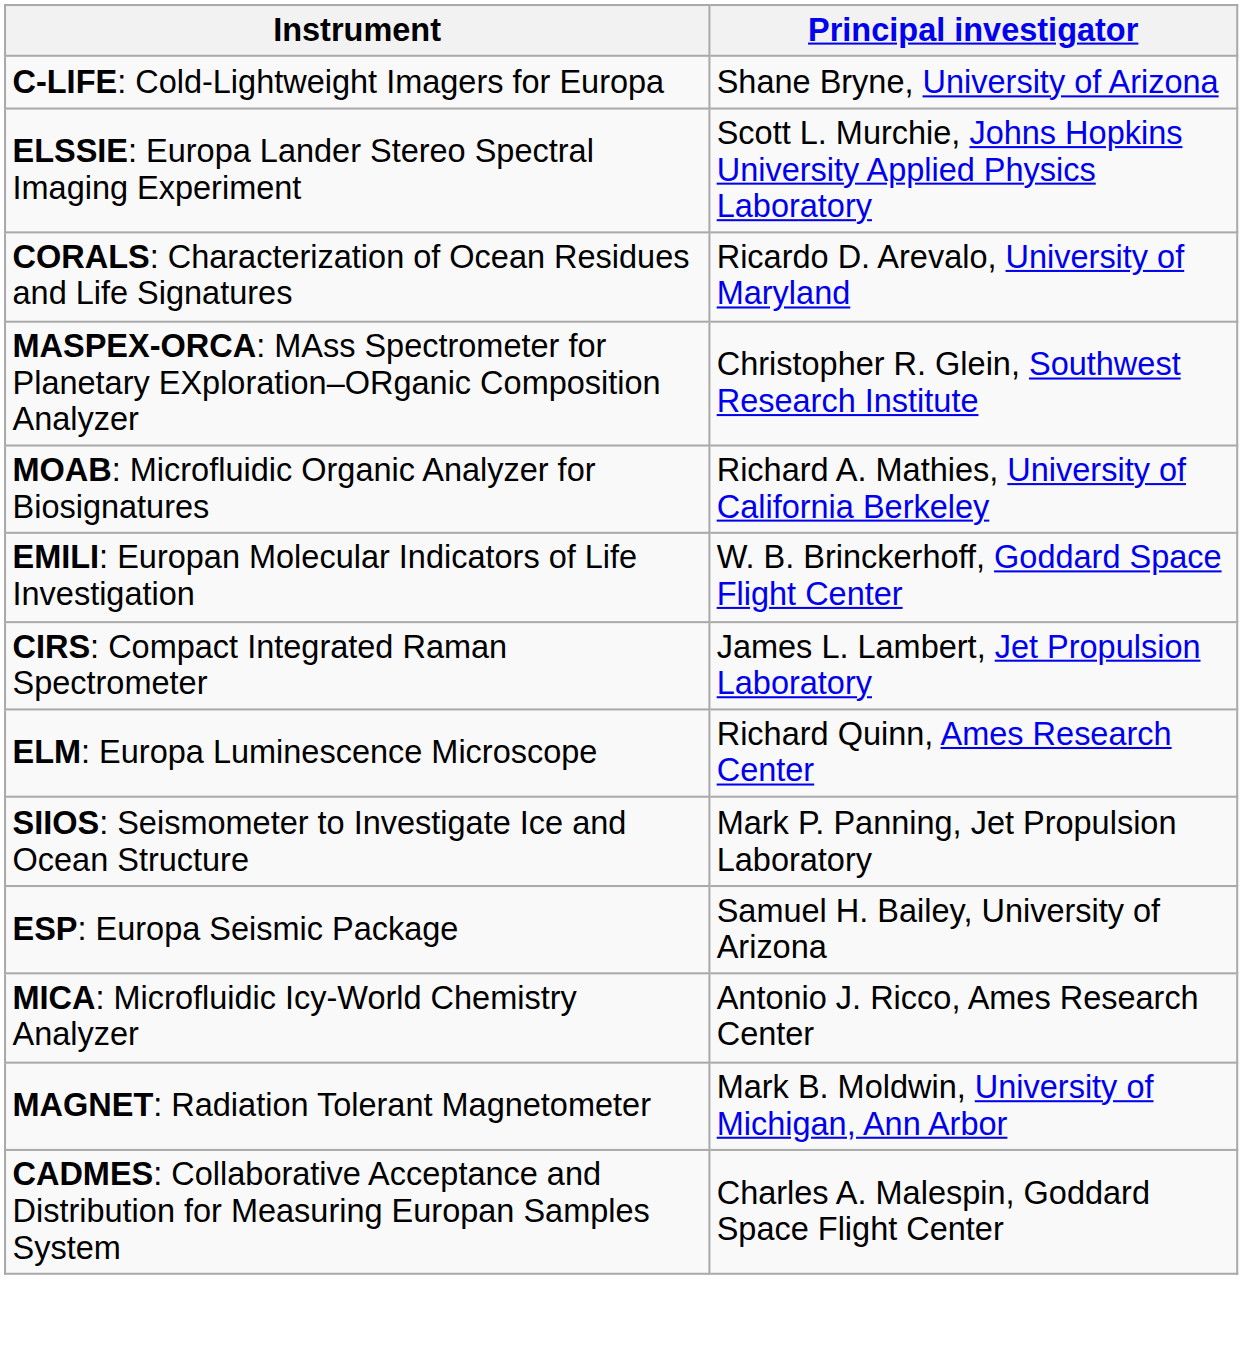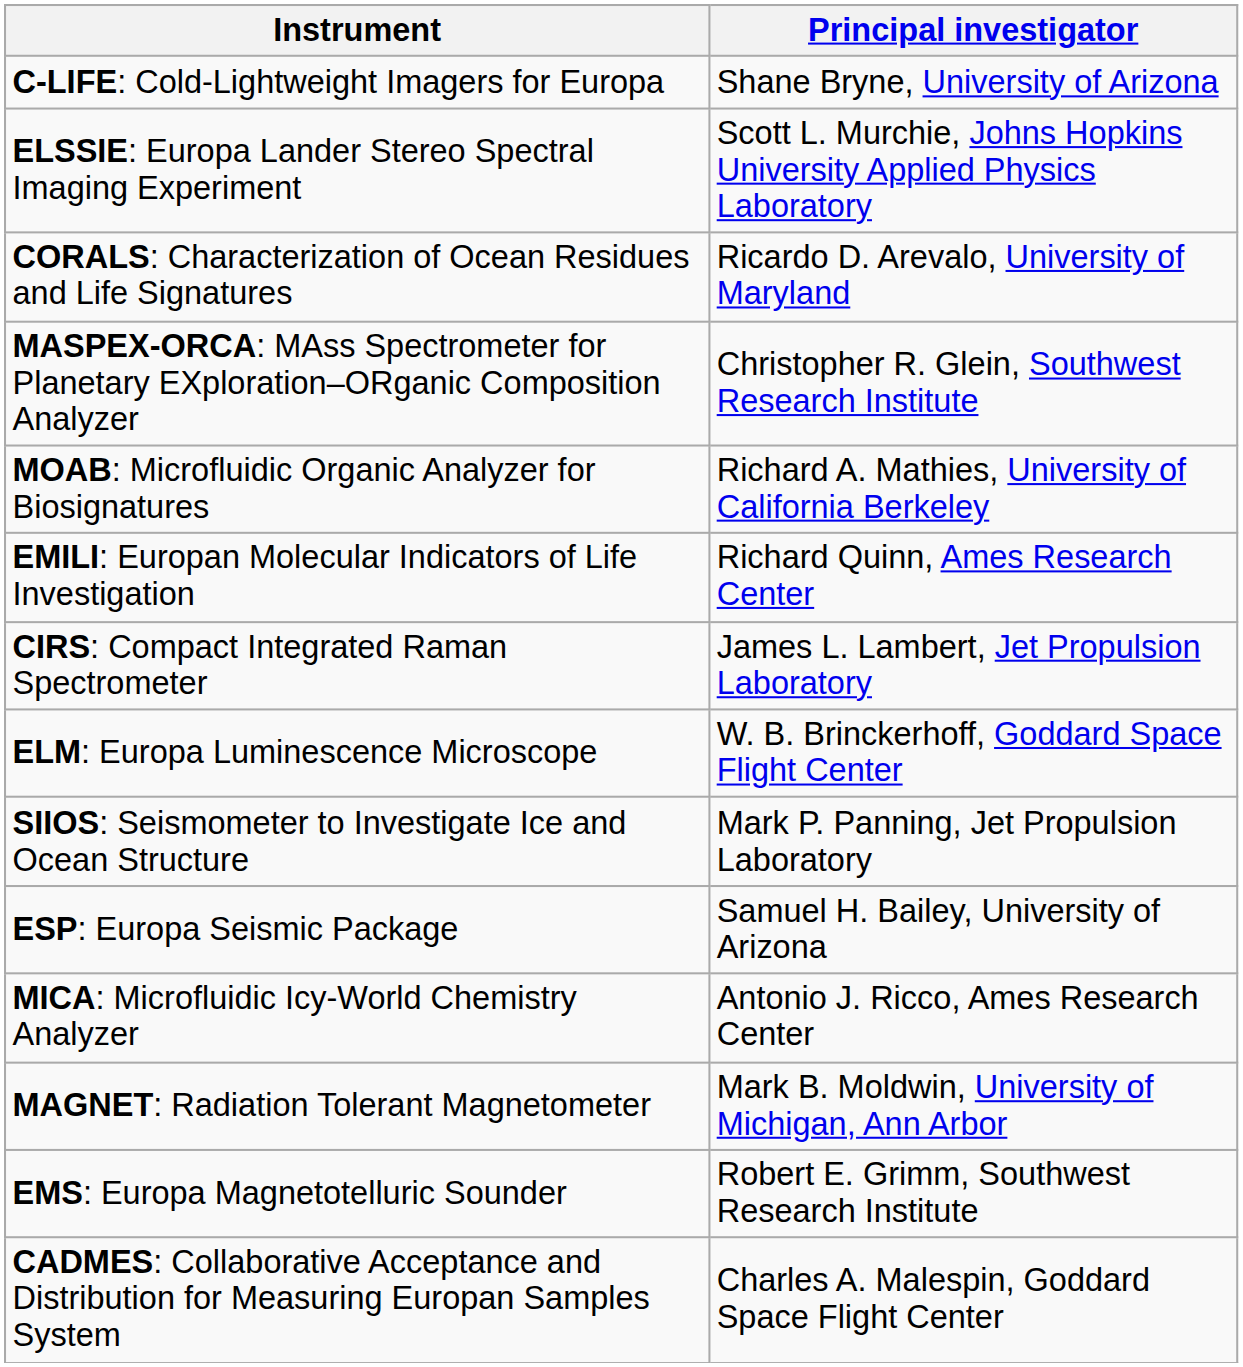(969, 576) W. B. Brinckerhoff, Goddard Space Flight Center -> (944, 576) Richard Quinn, Ames Research Center
(944, 752) Richard Quinn, Ames Research Center -> (969, 752) W. B. Brinckerhoff, Goddard Space Flight Center
+ row: (290, 1193)
